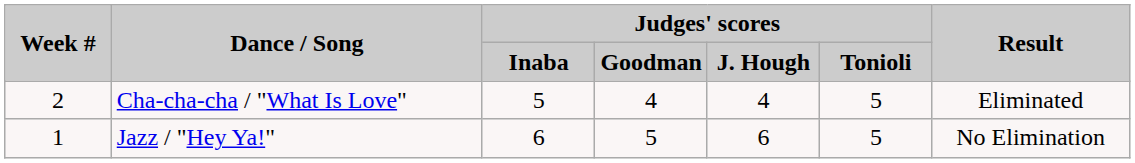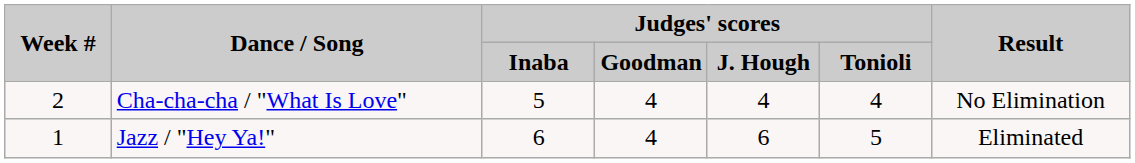(876, 99) 5 -> (876, 99) 4
(1031, 99) Eliminated -> (1031, 99) No Elimination
(651, 137) 5 -> (651, 137) 4
(1031, 137) No Elimination -> (1031, 137) Eliminated
